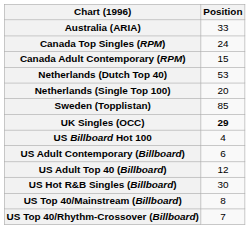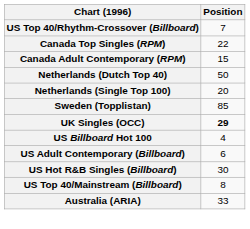rows swapped: (103, 28) <-> (103, 216)
(223, 43) 24 -> (223, 43) 22
(223, 75) 53 -> (223, 75) 50
- row: (103, 169)
